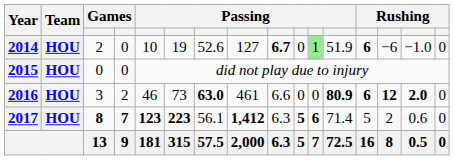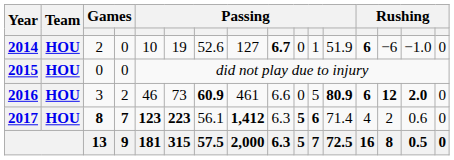(315, 47) lightgreen background -> (315, 47) no background
(211, 94) 63.0 -> (211, 94) 60.9
(315, 94) 0 -> (315, 94) 5
(367, 118) 5 -> (367, 118) 4
